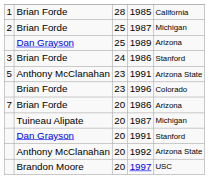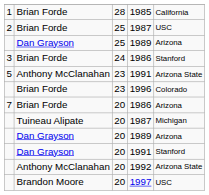(171, 28) Michigan -> (164, 28) USC
+ row: (120, 136)
